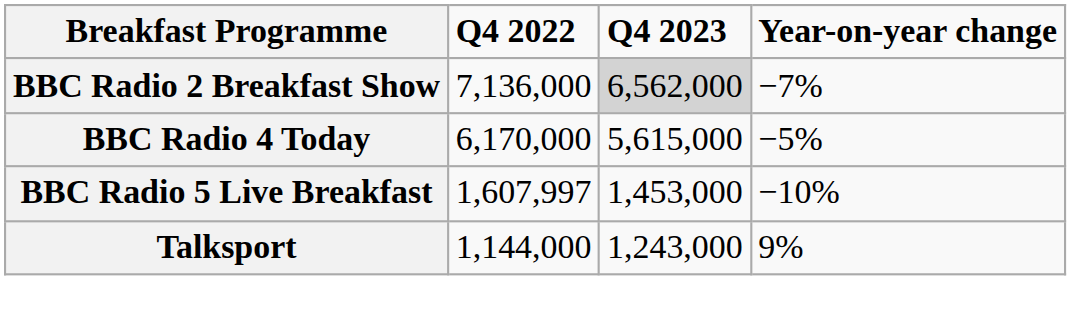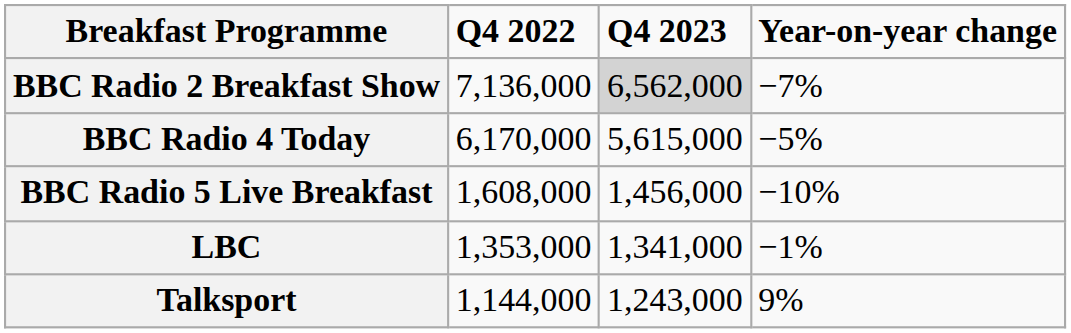(524, 192) 1,607,997 -> (524, 192) 1,608,000
(675, 192) 1,453,000 -> (675, 192) 1,456,000
+ row: (226, 246)
